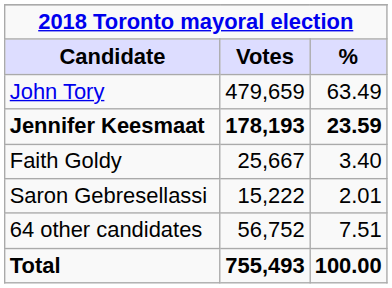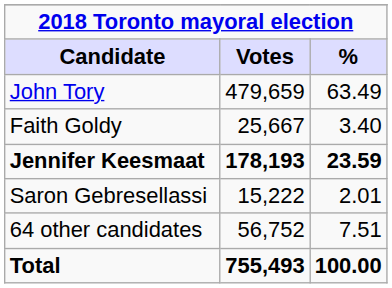rows swapped: (107, 126) <-> (66, 160)
